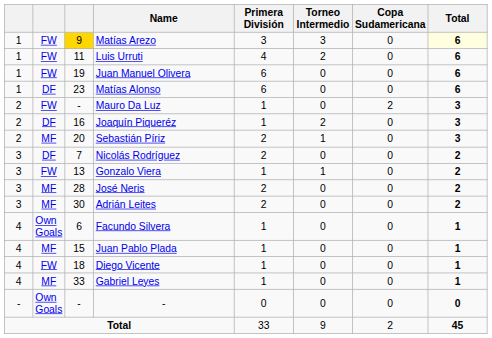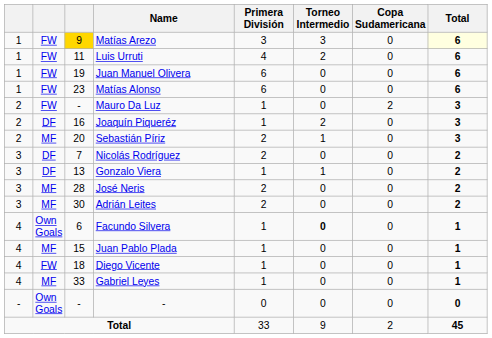(49, 90) DF -> (49, 90) FW
(49, 172) FW -> (49, 172) DF
(323, 226) normal -> (323, 226) bold
